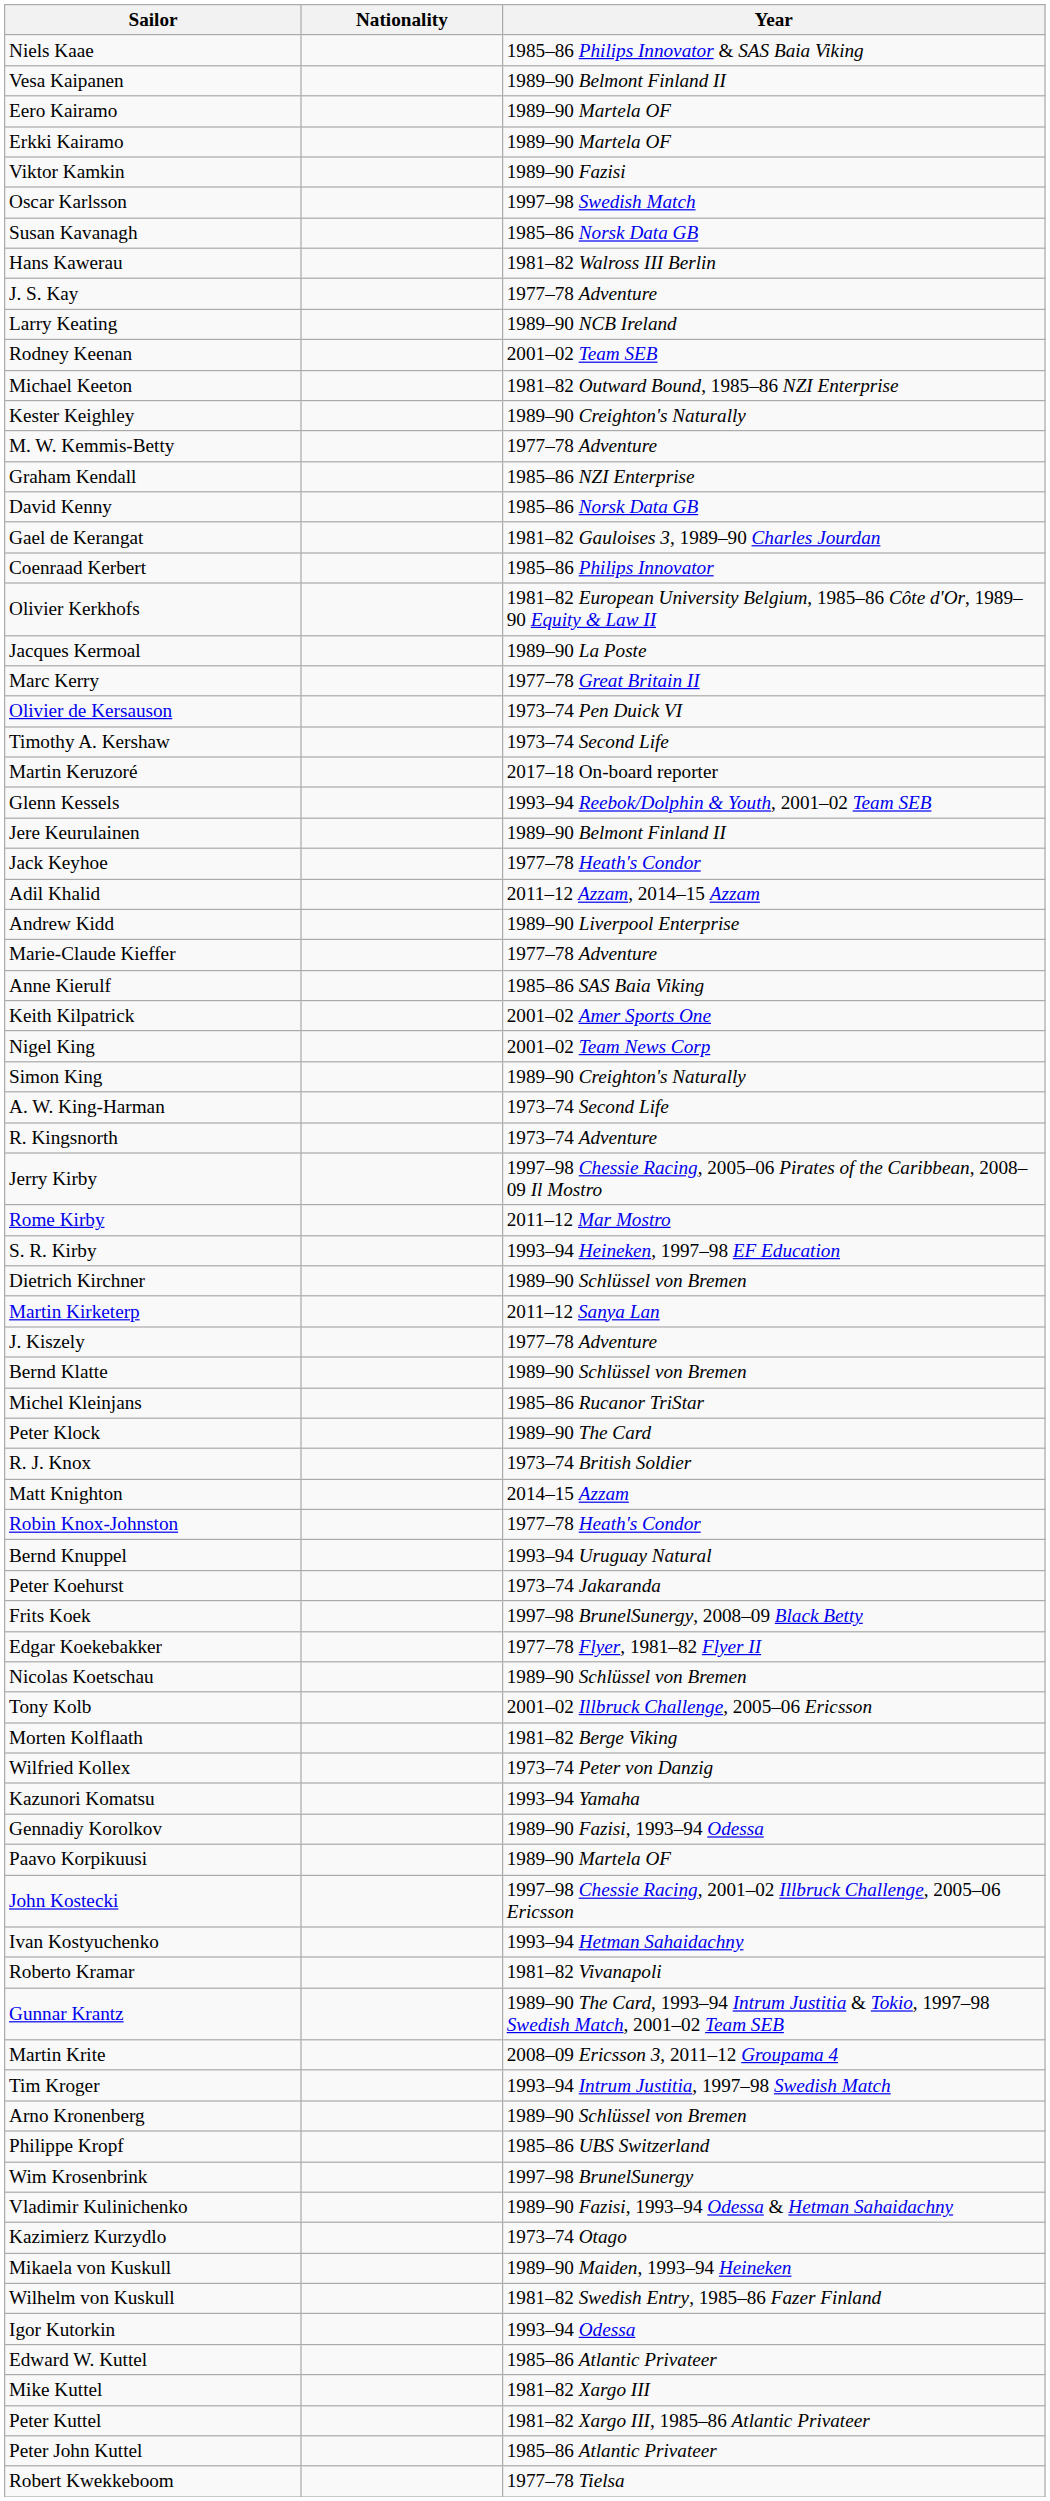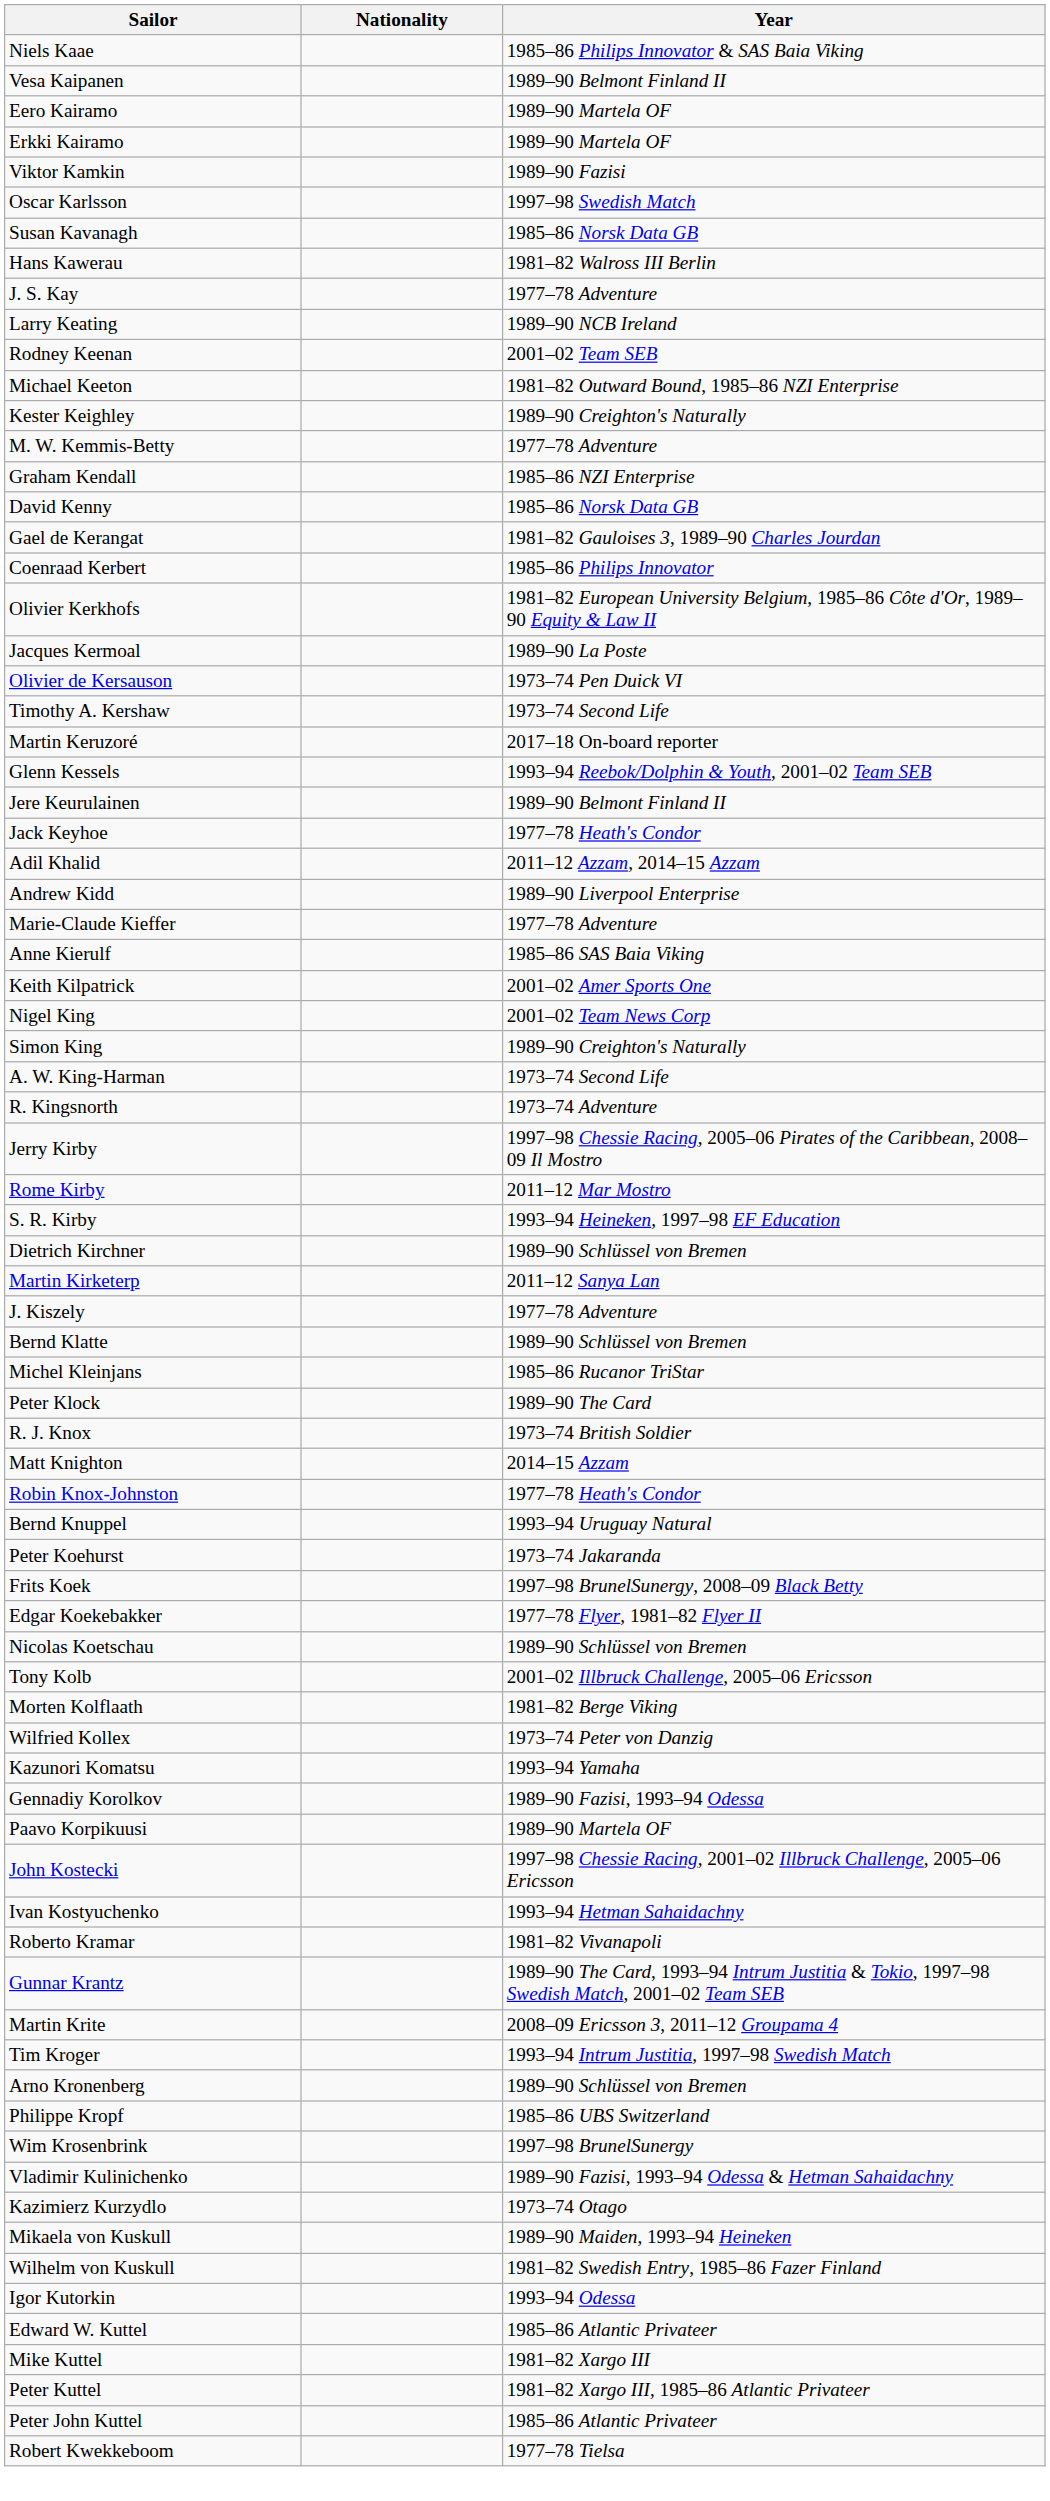- row: (54, 680)
